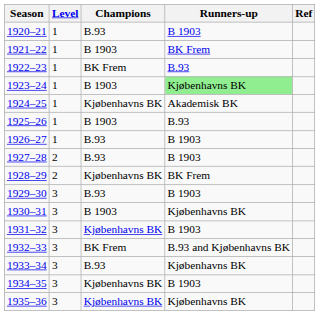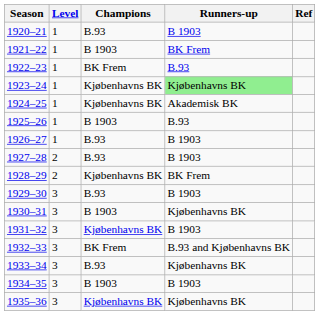(100, 85) B 1903 -> (123, 85) Kjøbenhavns BK
(123, 283) Kjøbenhavns BK -> (100, 283) B 1903
